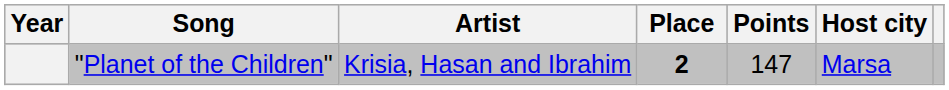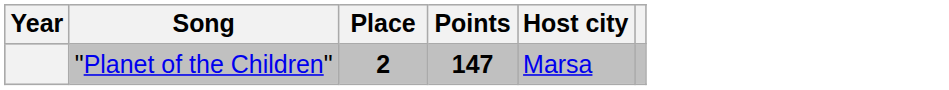- column: (488, 24)
(771, 63) normal -> (473, 63) bold
